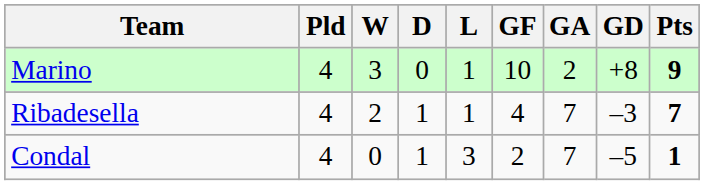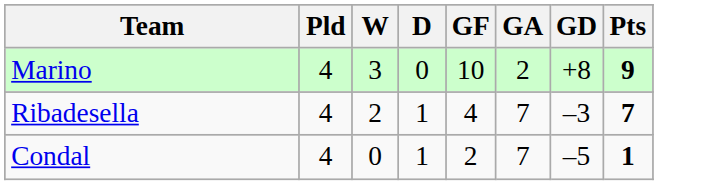- column: (469, 26)
